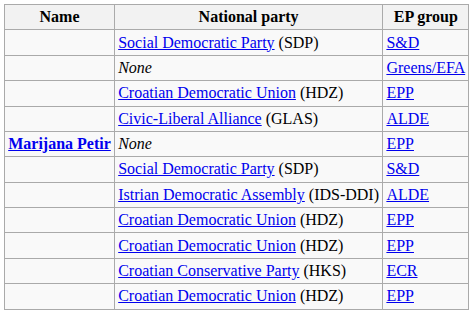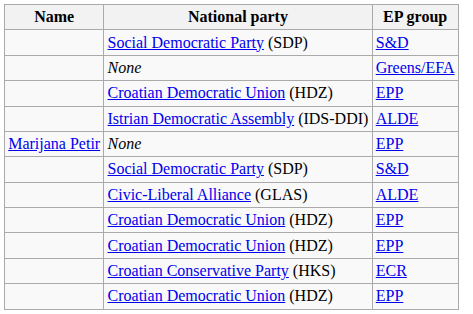rows swapped: (249, 194) <-> (218, 118)
(60, 144) bold -> (54, 144) normal
